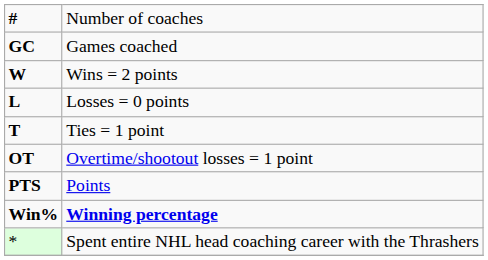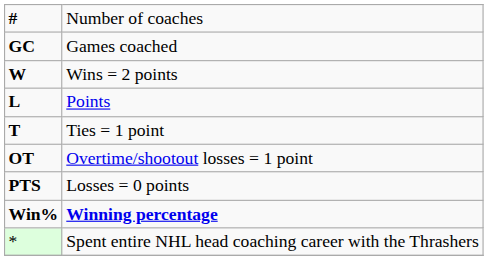(128, 102) Losses = 0 points -> (88, 102) Points
(88, 185) Points -> (128, 185) Losses = 0 points
